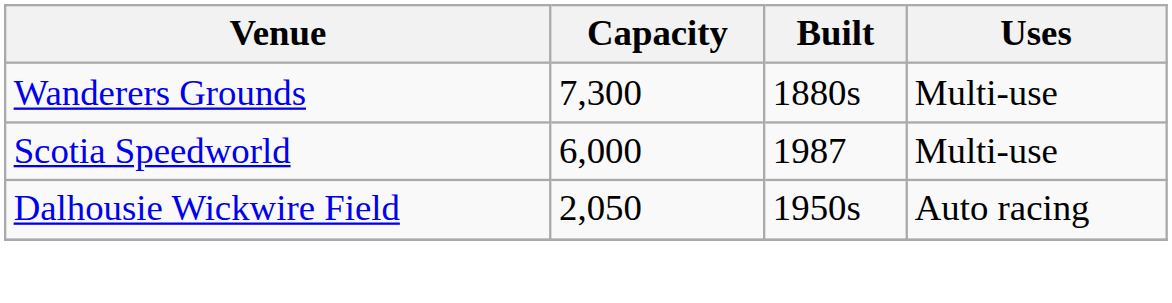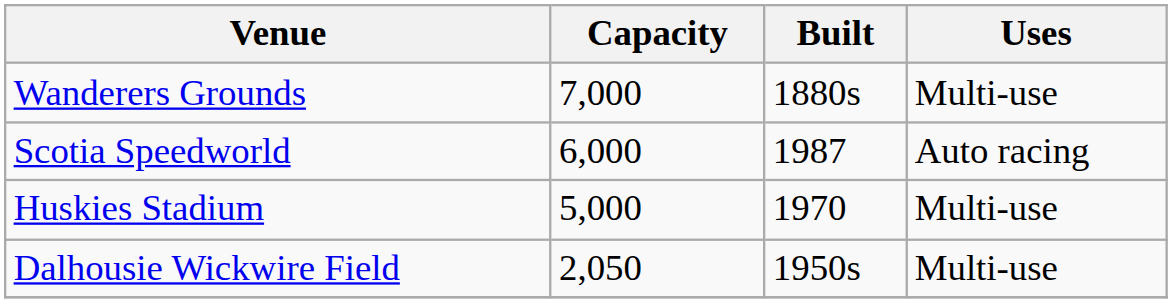(600, 92) 7,300 -> (600, 92) 7,000
(986, 150) Multi-use -> (1002, 150) Auto racing
+ row: (139, 208)
(1002, 208) Auto racing -> (986, 267) Multi-use
